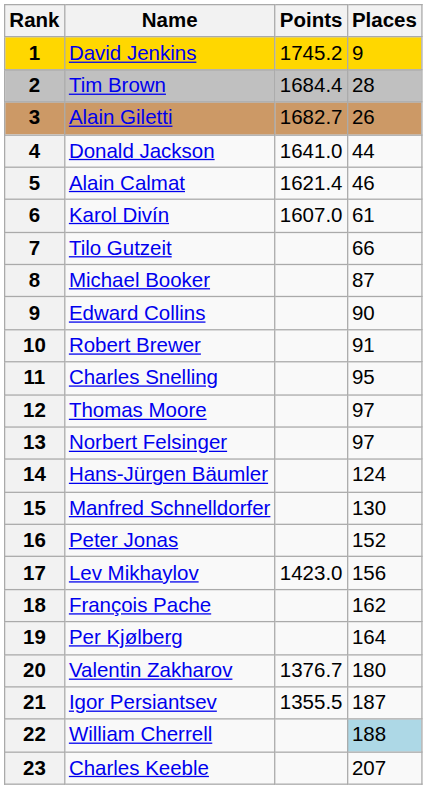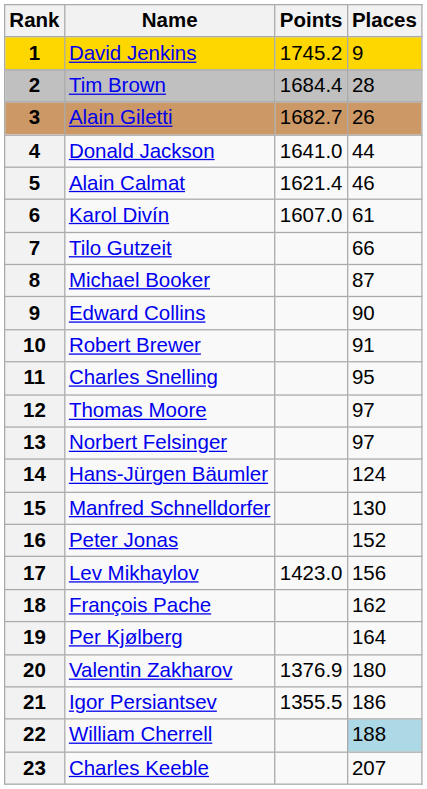(311, 670) 1376.7 -> (311, 670) 1376.9
(369, 702) 187 -> (369, 702) 186
